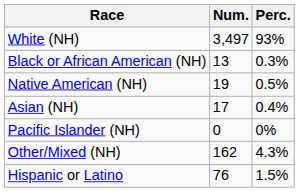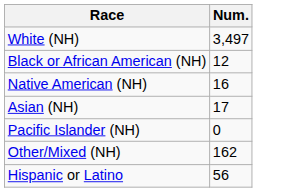- column: (273, 15)
(221, 61) 13 -> (221, 61) 12
(221, 84) 19 -> (221, 84) 16
(221, 175) 76 -> (221, 175) 56
